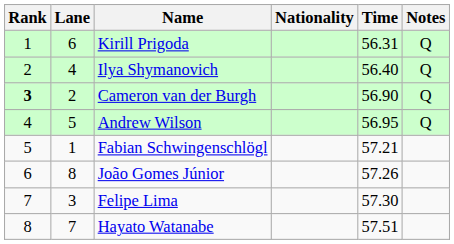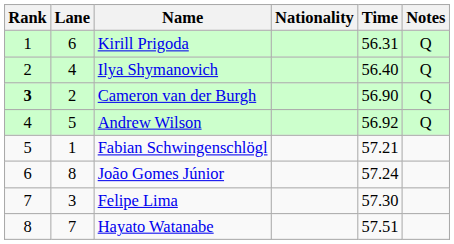(380, 122) 56.95 -> (380, 122) 56.92
(380, 174) 57.26 -> (380, 174) 57.24
